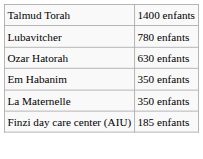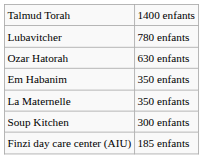+ row: (38, 122)
